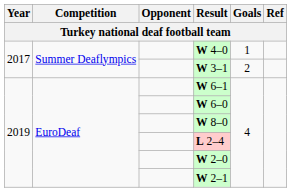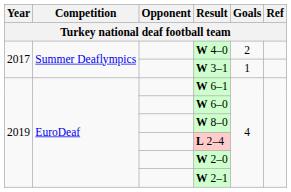(247, 50) 1 -> (247, 50) 2
(247, 68) 2 -> (247, 68) 1
